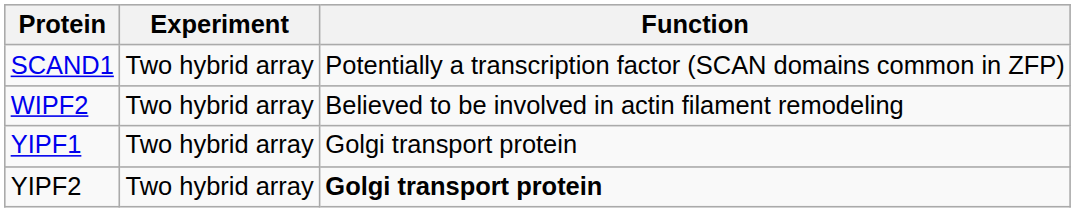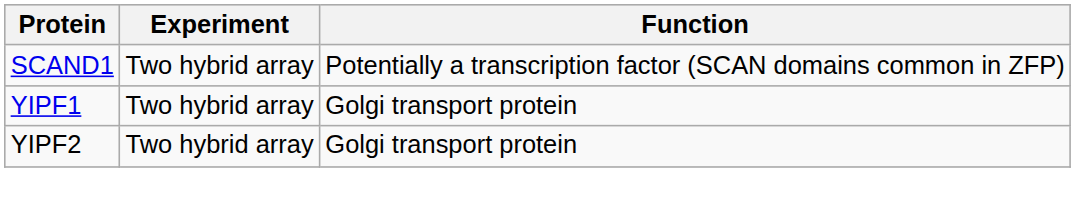- row: (50, 105)
(464, 186) bold -> (451, 145) normal
